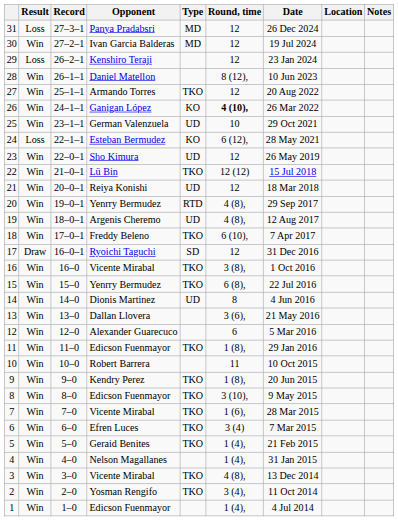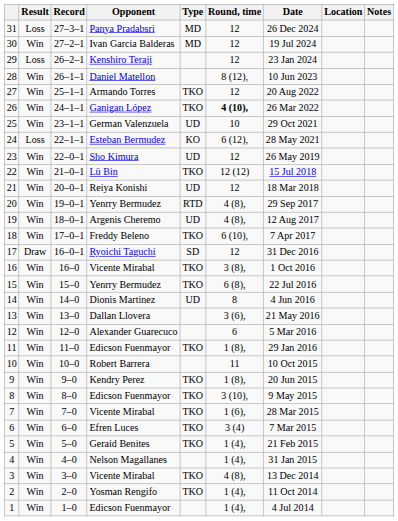(193, 108) KO -> (193, 108) TKO
(235, 492) 3 (4), -> (235, 492) 1 (4),
